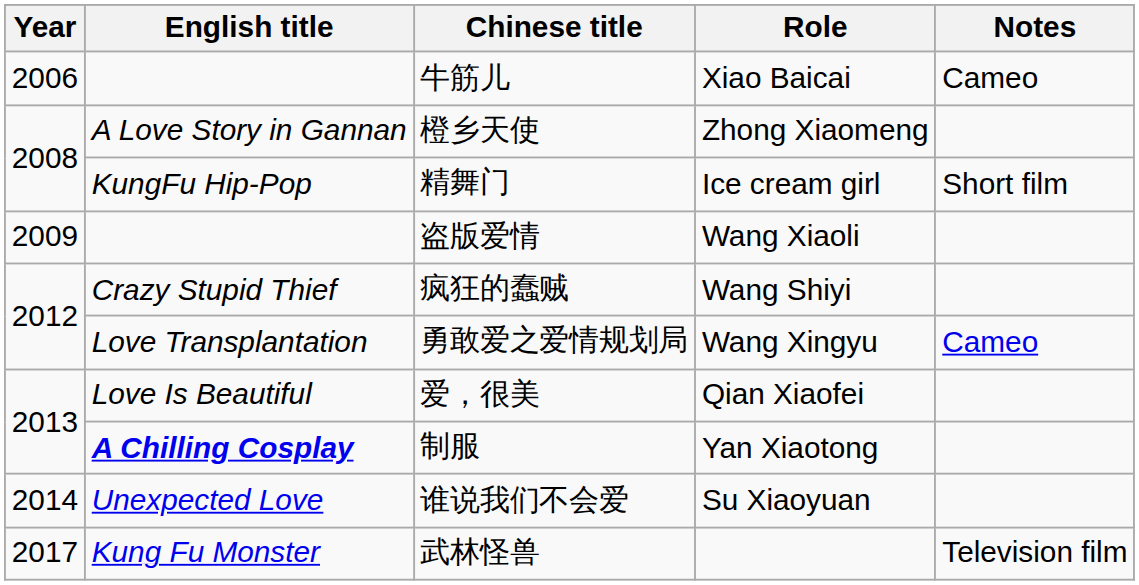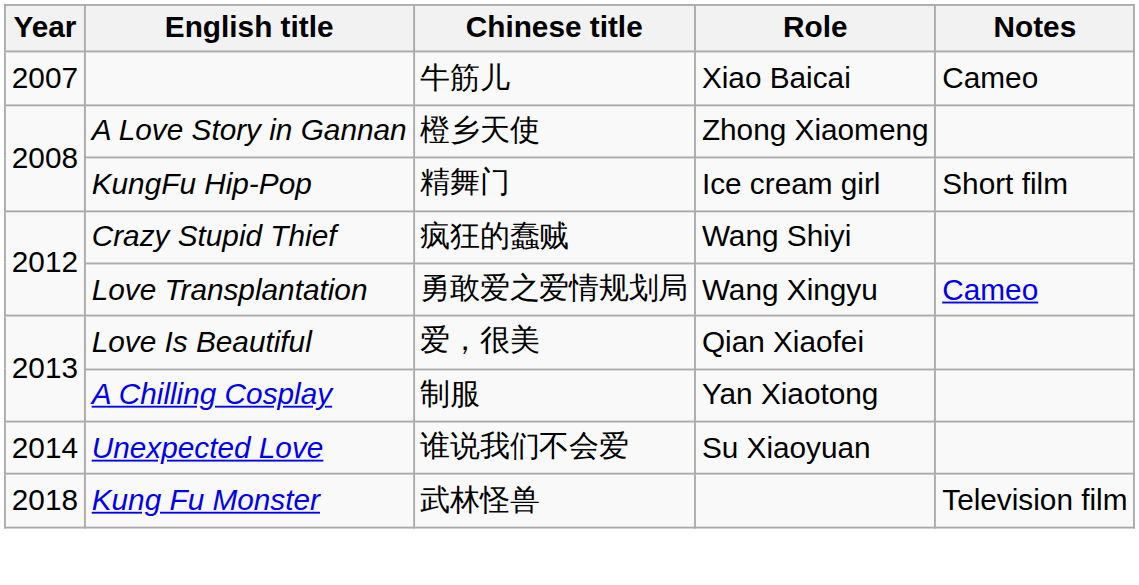(45, 78) 2006 -> (45, 78) 2007
- row: (480, 235)
(223, 447) bold -> (212, 394) normal
(45, 553) 2017 -> (45, 500) 2018
